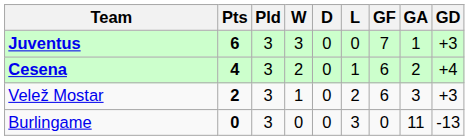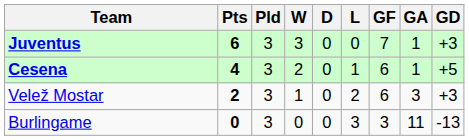(416, 69) 2 -> (416, 69) 1
(448, 69) +4 -> (448, 69) +5
(384, 122) 0 -> (384, 122) 3
